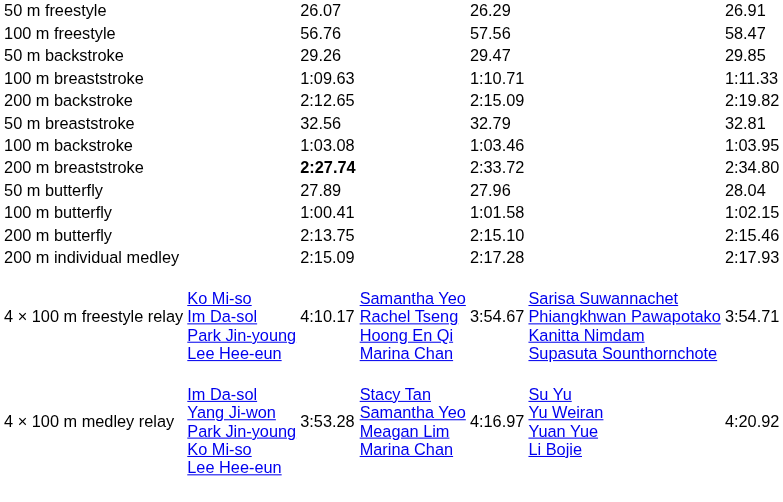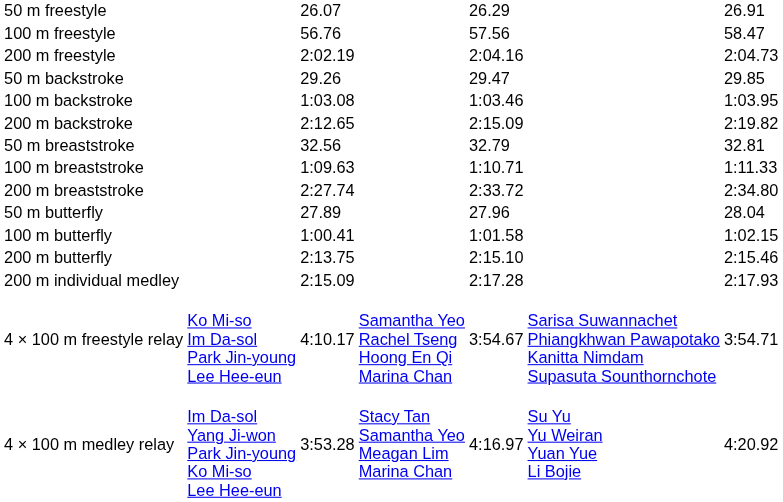+ row: (60, 56)
rows swapped: (68, 145) <-> (74, 78)
(328, 168) bold -> (327, 190) normal
